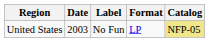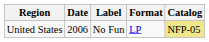(78, 29) 2003 -> (78, 29) 2006
